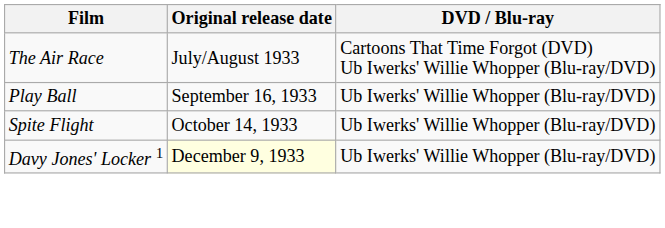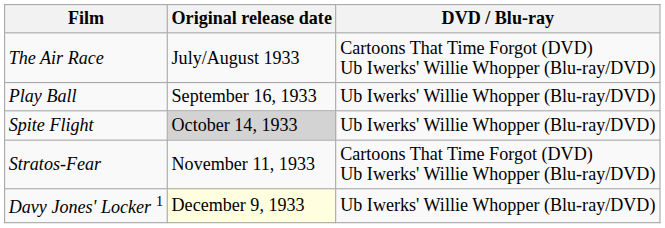(235, 125) no background -> (235, 125) lightgrey background
+ row: (55, 164)
